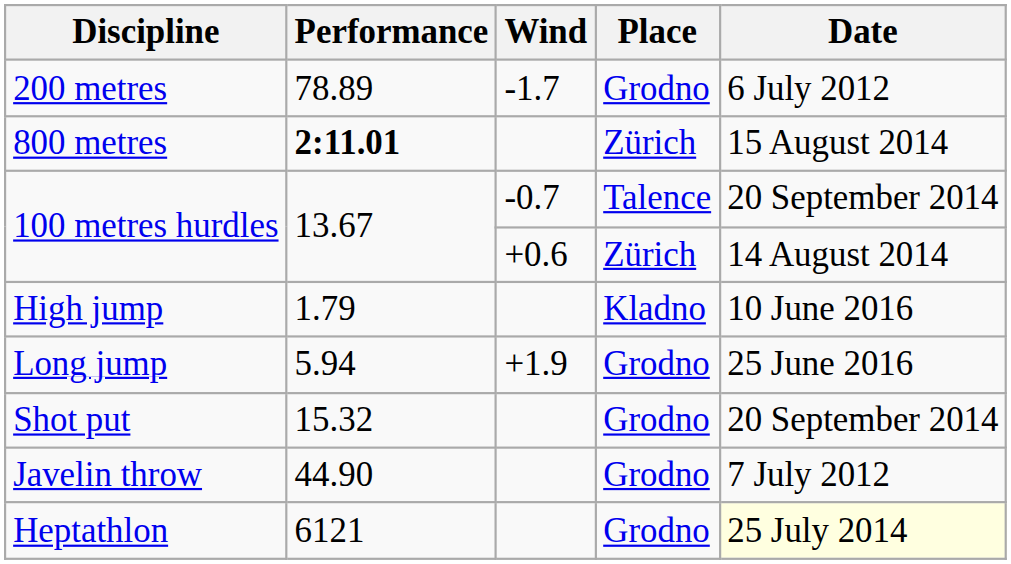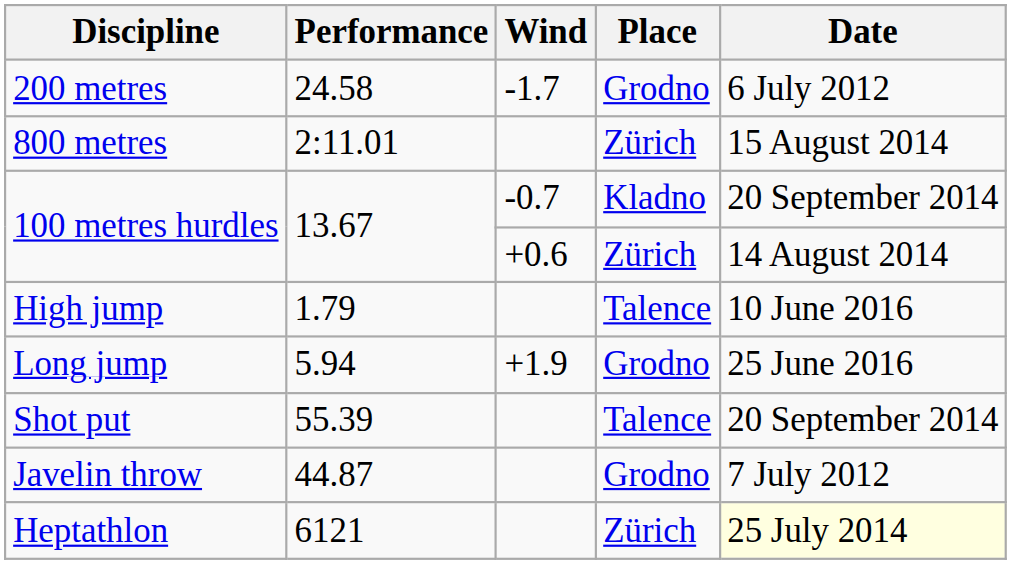(334, 87) 78.89 -> (334, 87) 24.58
(347, 142) bold -> (347, 142) normal
(657, 198) Talence -> (655, 198) Kladno
(655, 308) Kladno -> (657, 308) Talence
(334, 419) 15.32 -> (334, 419) 55.39
(656, 419) Grodno -> (657, 419) Talence
(334, 474) 44.90 -> (334, 474) 44.87
(656, 530) Grodno -> (650, 530) Zürich
